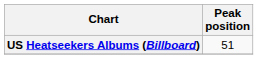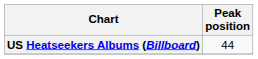(228, 44) 51 -> (228, 44) 44
